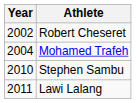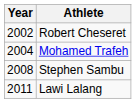(20, 70) 2010 -> (20, 70) 2008
